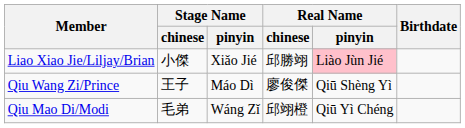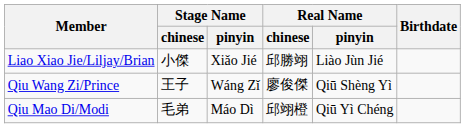(350, 60) pink background -> (350, 60) no background
(232, 85) Máo Dì -> (235, 85) Wáng Zǐ
(235, 110) Wáng Zǐ -> (232, 110) Máo Dì
